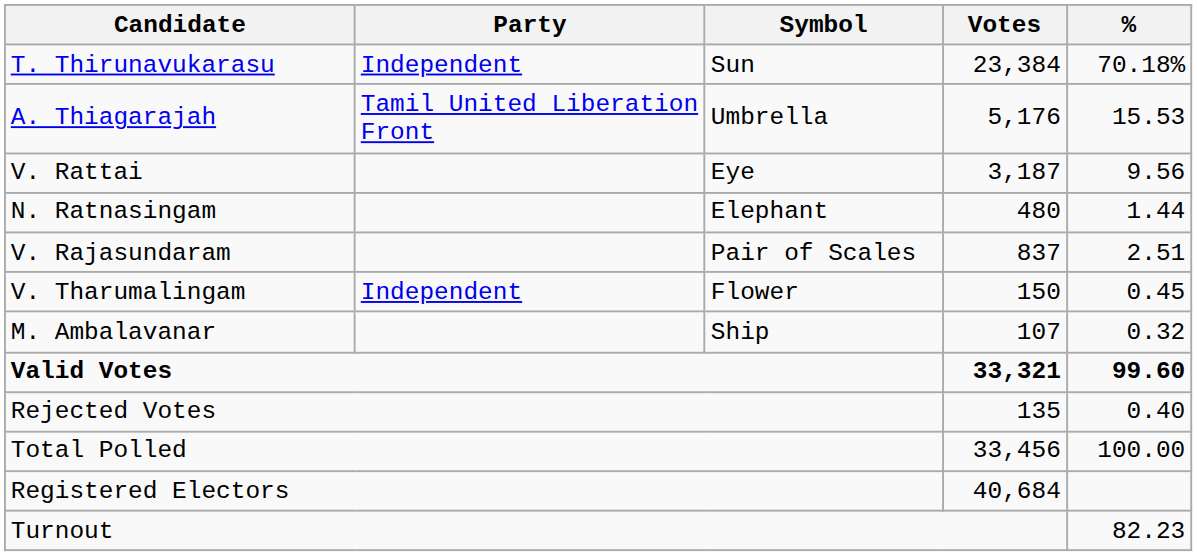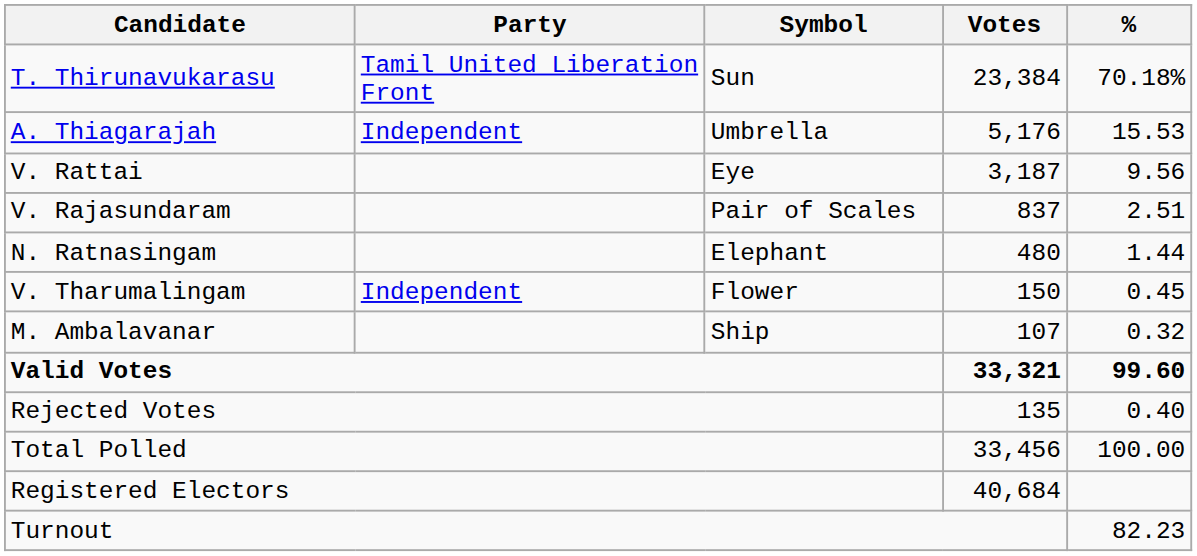(441, 65) Independent -> (529, 79) Tamil United Liberation Front
(529, 119) Tamil United Liberation Front -> (441, 133) Independent
rows swapped: (121, 252) <-> (113, 212)
